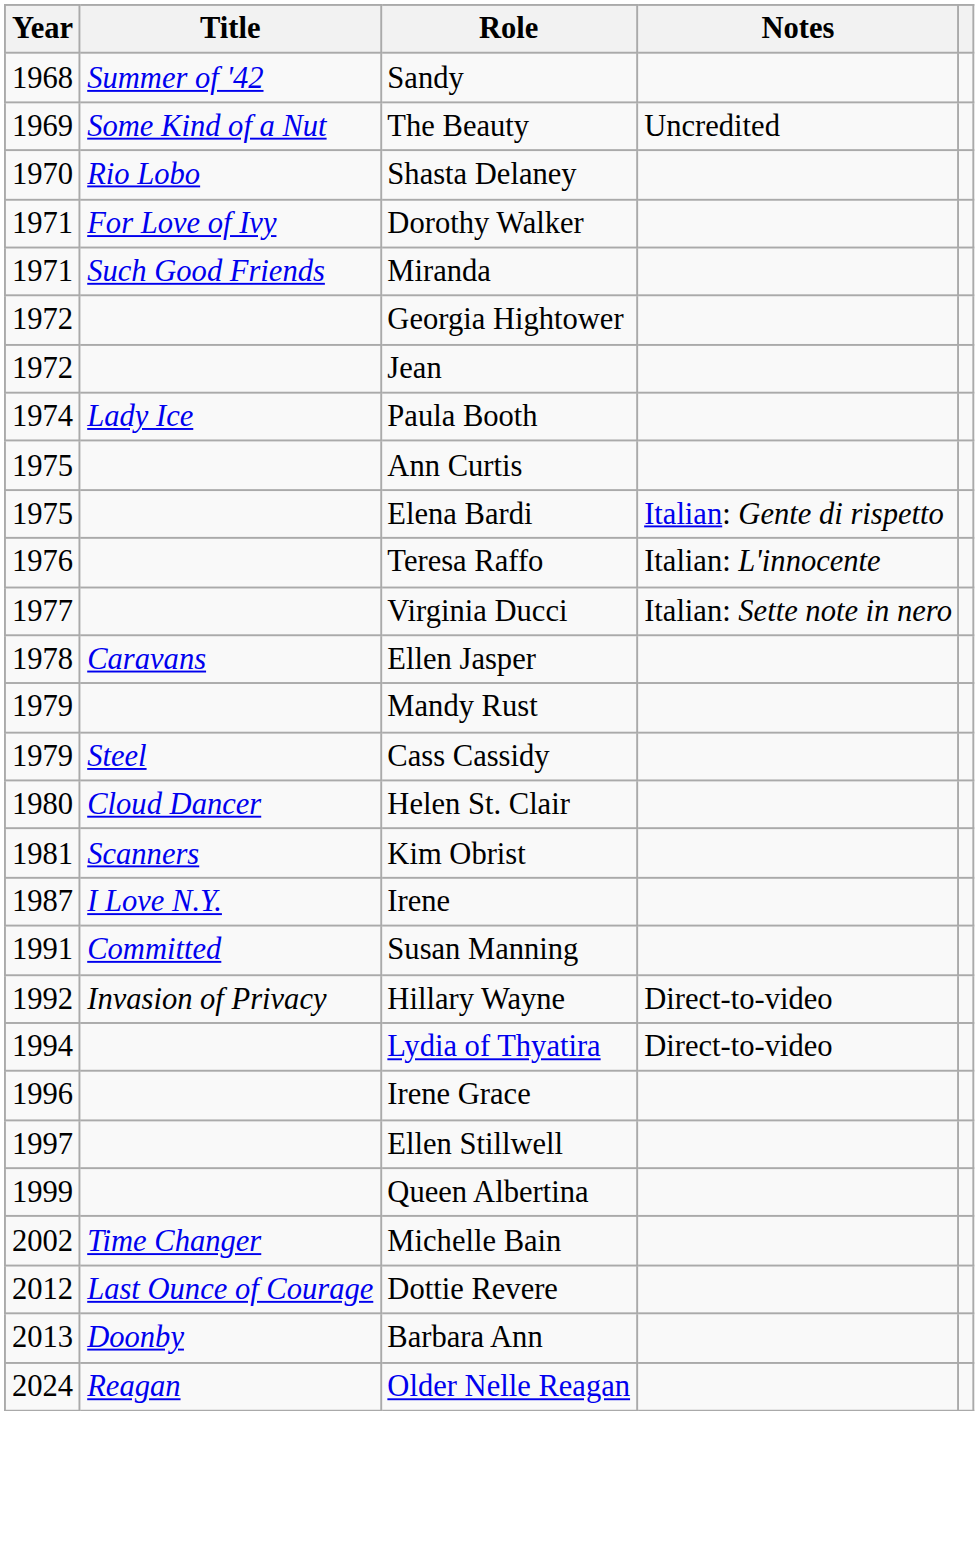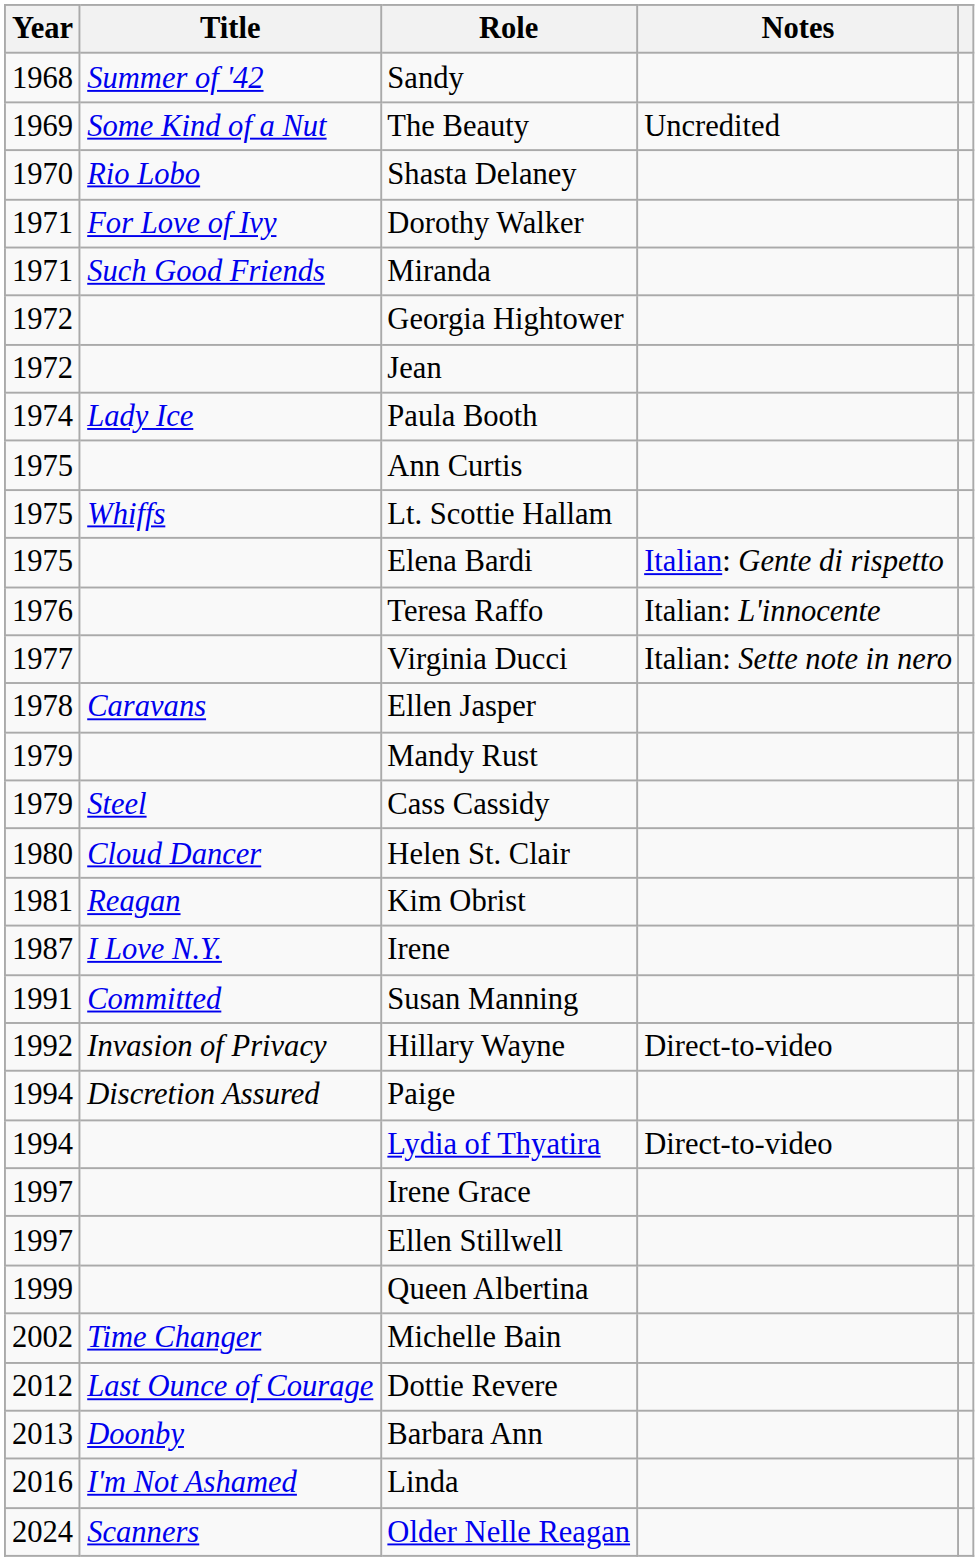+ row: (500, 513)
(143, 852) Scanners -> (134, 901) Reagan
+ row: (421, 1094)
(43, 1094) 1996 -> (43, 1191) 1997
+ row: (423, 1482)
(134, 1385) Reagan -> (143, 1531) Scanners
